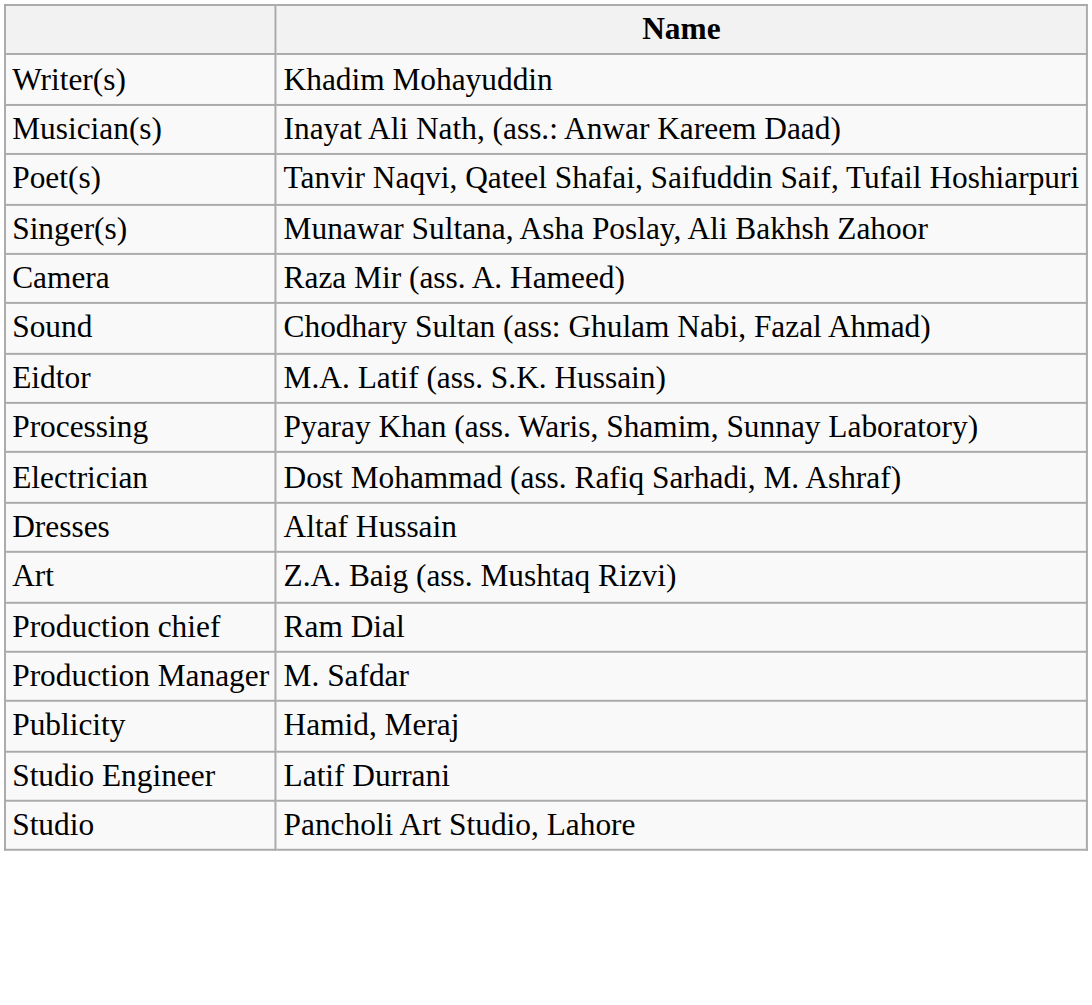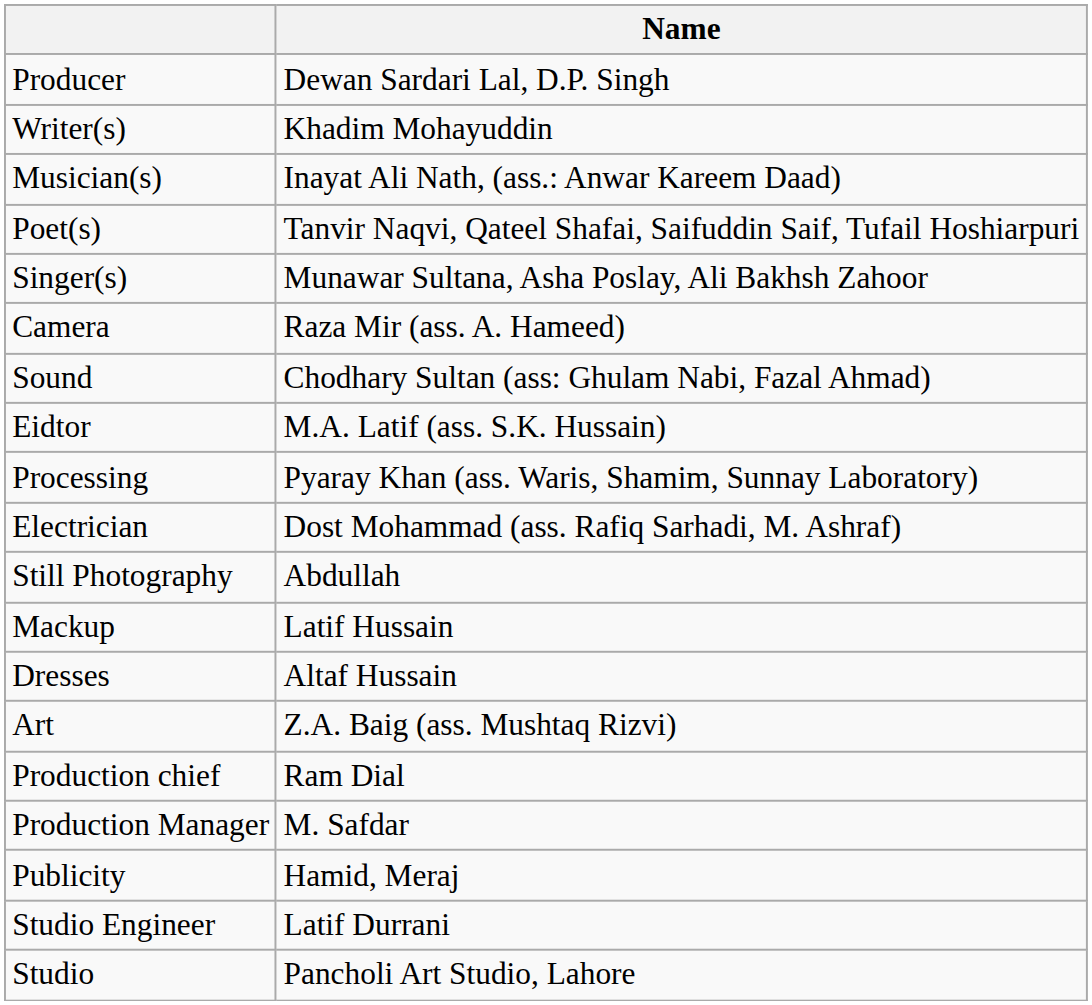+ row: (69, 79)
+ row: (122, 576)
+ row: (64, 626)
